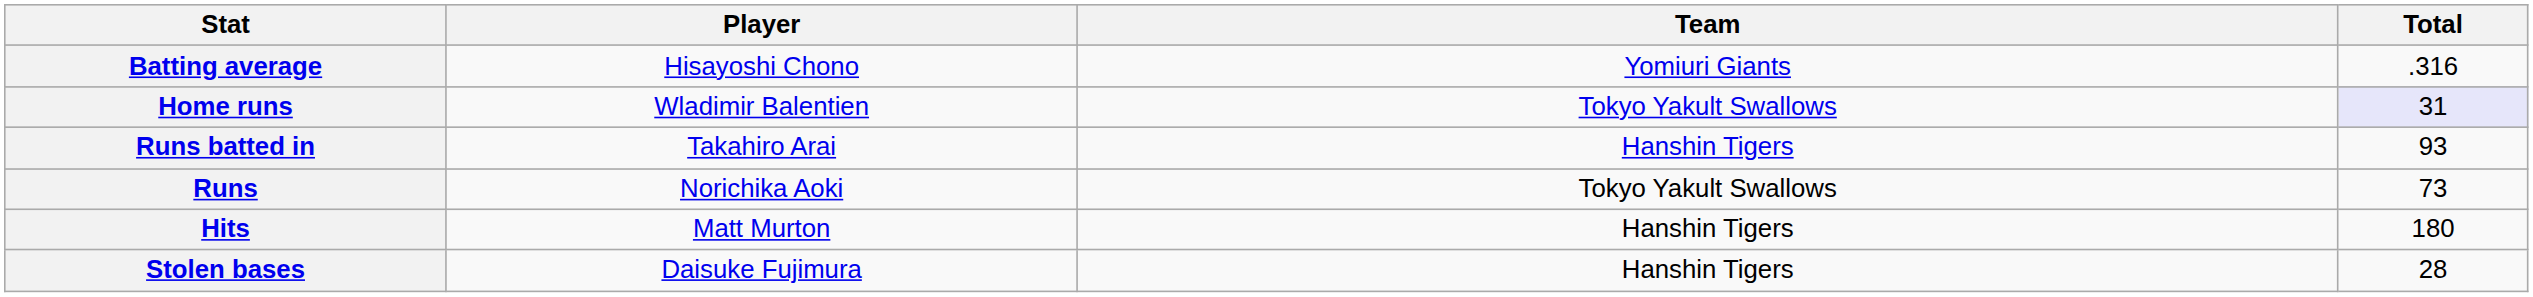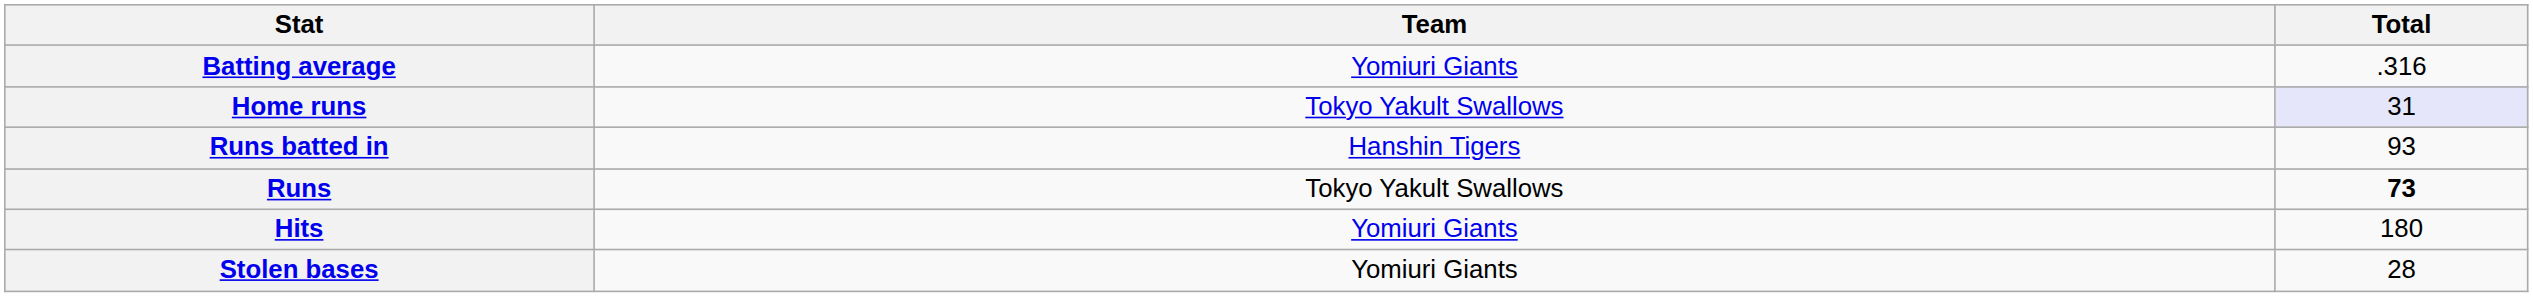- column: (762, 24)
(2433, 188) normal -> (2402, 188) bold
(1708, 229) Hanshin Tigers -> (1434, 229) Yomiuri Giants
(1708, 270) Hanshin Tigers -> (1434, 270) Yomiuri Giants
